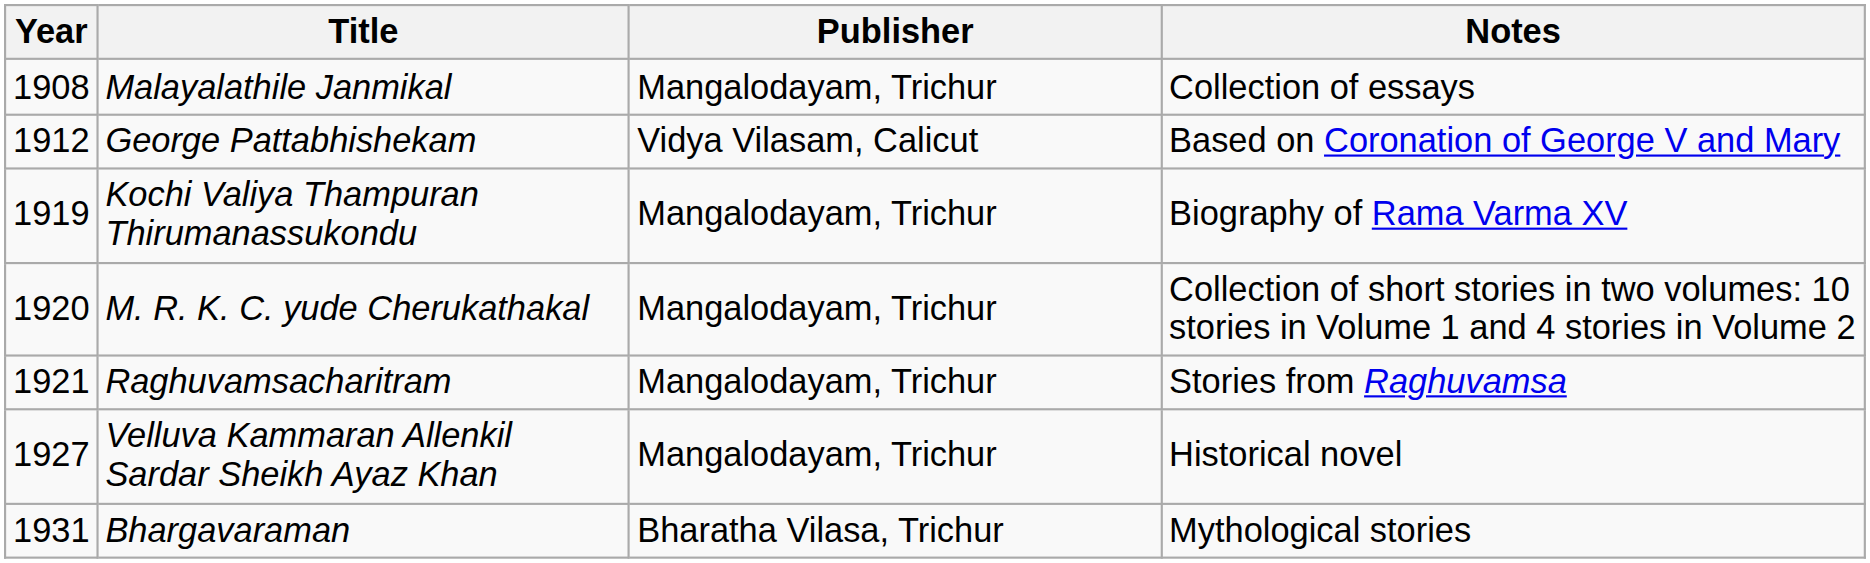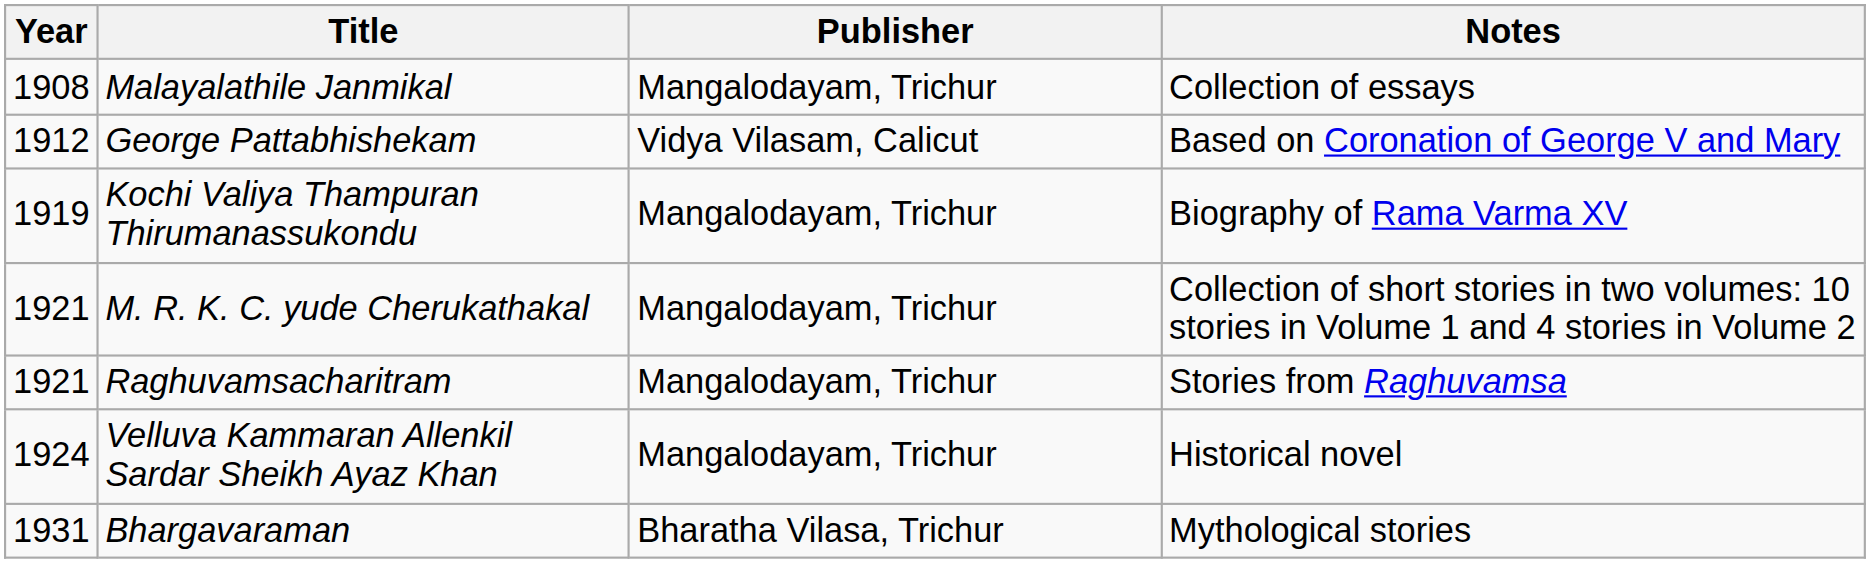(51, 308) 1920 -> (51, 308) 1921
(51, 455) 1927 -> (51, 455) 1924
